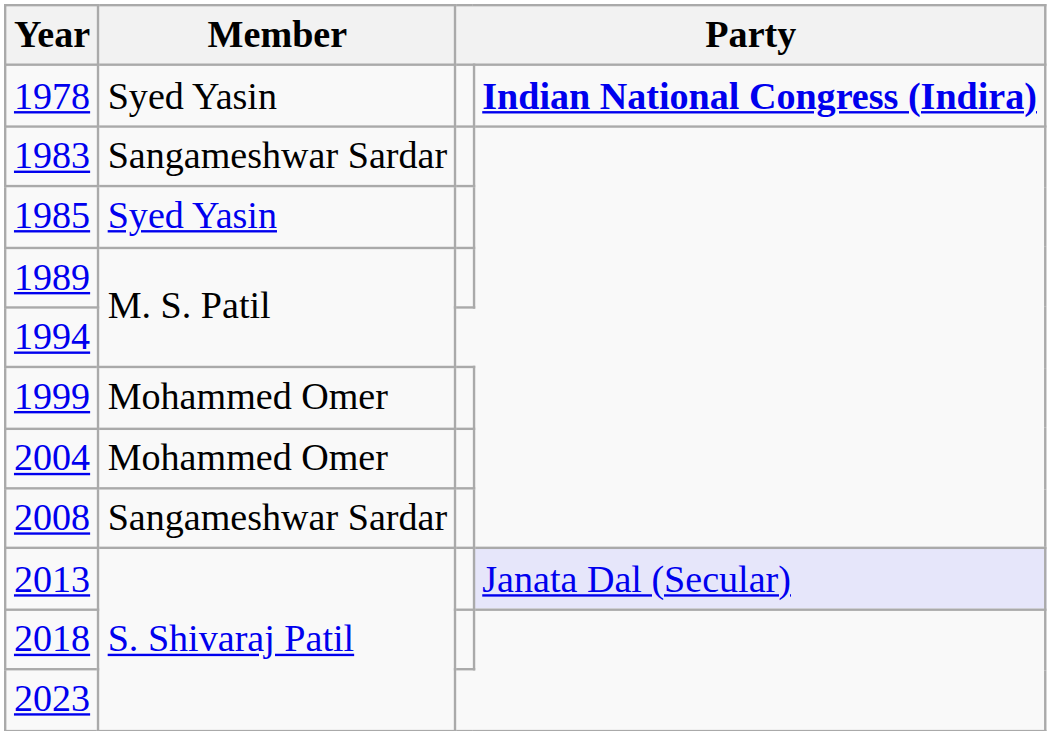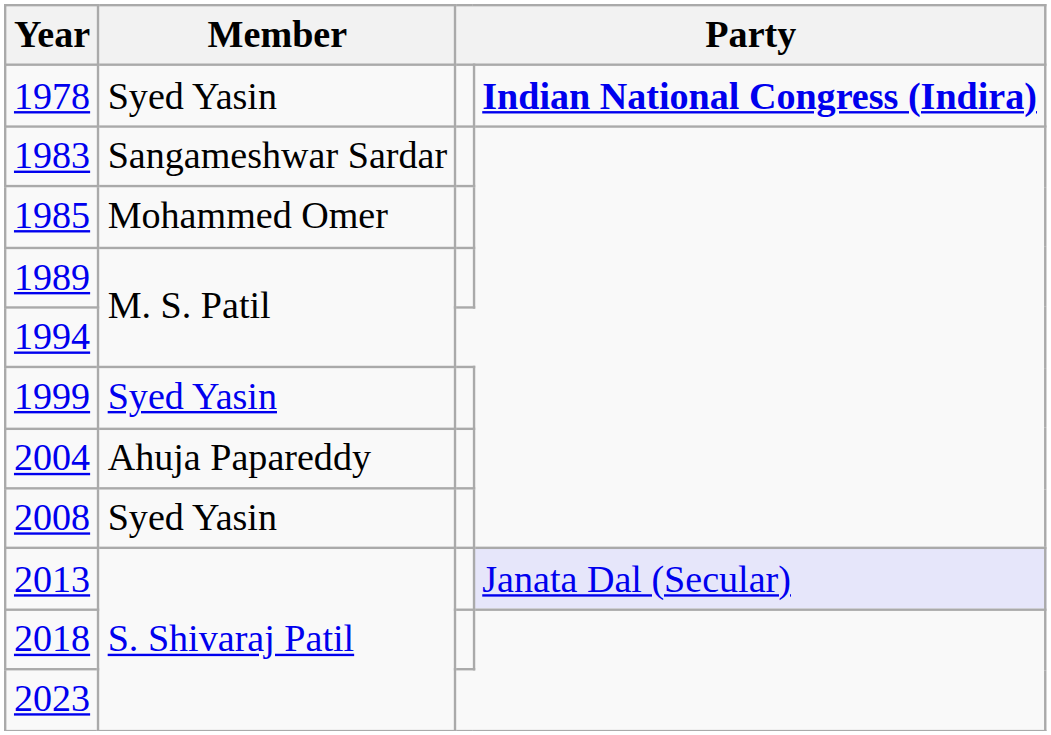(192, 215) Syed Yasin -> (248, 215) Mohammed Omer
(248, 397) Mohammed Omer -> (192, 397) Syed Yasin
(248, 457) Mohammed Omer -> (239, 457) Ahuja Papareddy
(277, 517) Sangameshwar Sardar -> (192, 517) Syed Yasin
